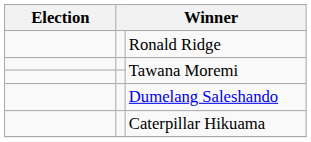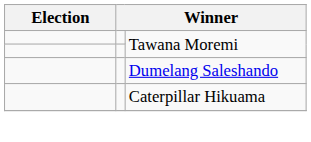- row: (60, 44)
